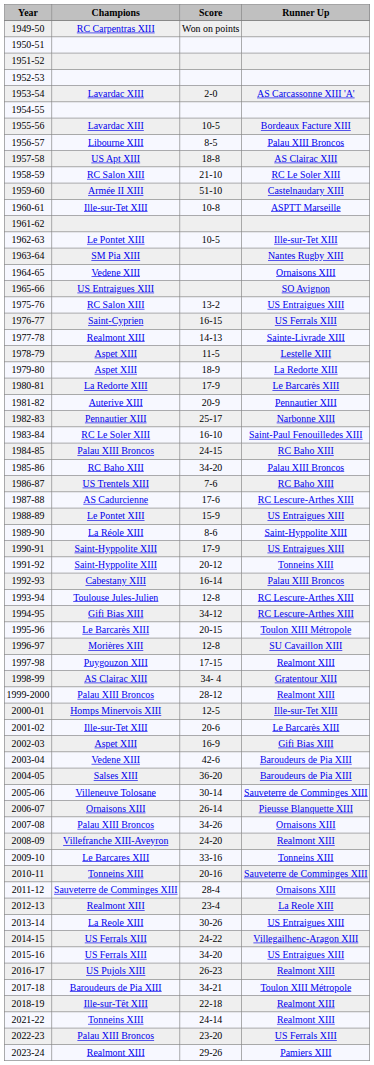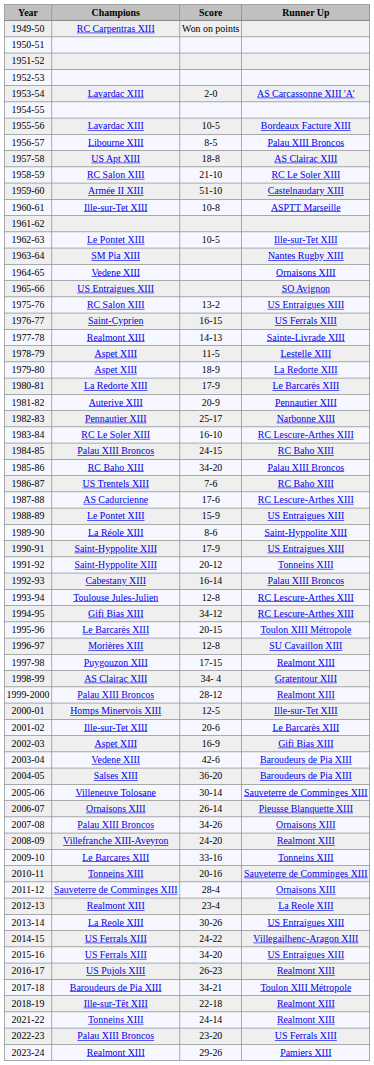(306, 435) Saint-Paul Fenouilledes XIII -> (306, 435) RC Lescure-Arthes XIII
